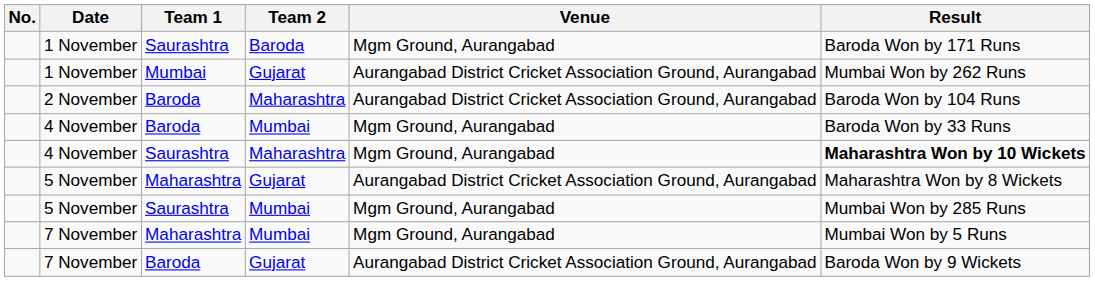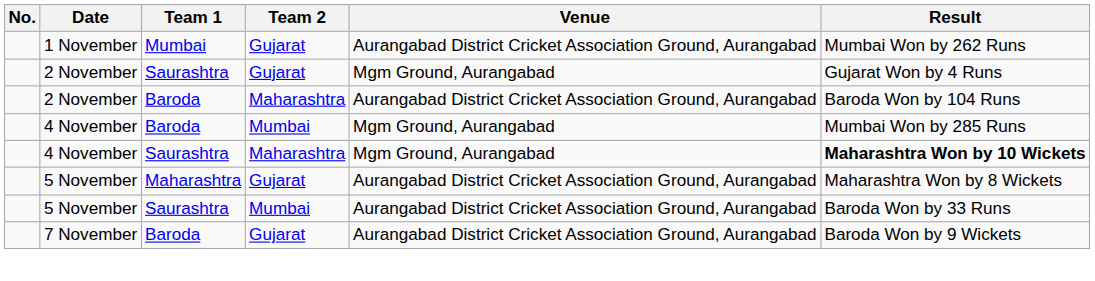- row: (91, 45)
+ row: (91, 72)
(918, 126) Baroda Won by 33 Runs -> (925, 126) Mumbai Won by 285 Runs
(454, 208) Mgm Ground, Aurangabad -> (585, 208) Aurangabad District Cricket Association Ground, Aurangabad
(925, 208) Mumbai Won by 285 Runs -> (918, 208) Baroda Won by 33 Runs
- row: (91, 235)
